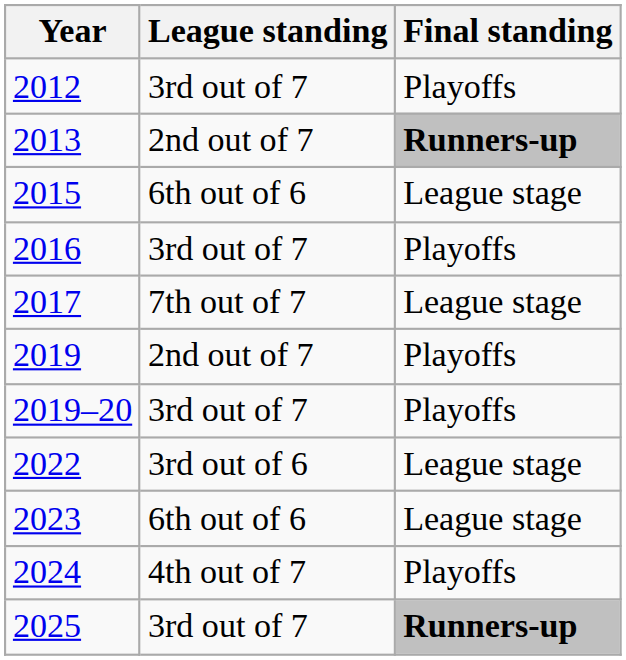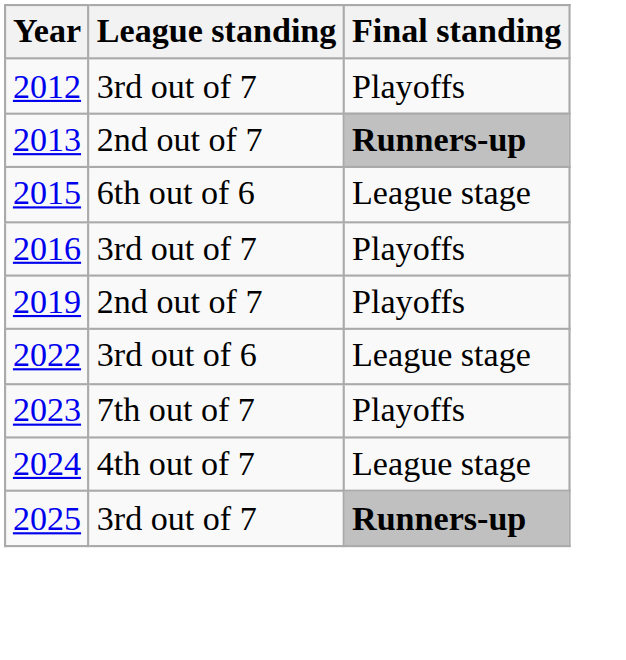- row: (47, 301)
- row: (73, 409)
(227, 517) 6th out of 6 -> (176, 409) 7th out of 7
(493, 517) League stage -> (409, 409) Playoffs
(460, 572) Playoffs -> (441, 463) League stage
